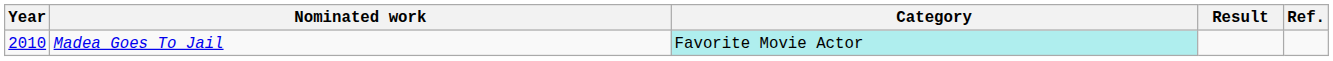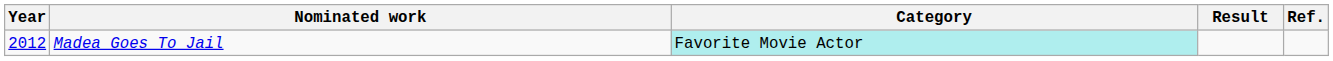(27, 43) 2010 -> (27, 43) 2012
